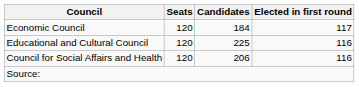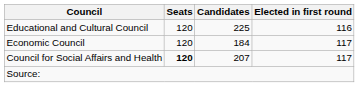rows swapped: (46, 27) <-> (77, 43)
(184, 58) normal -> (184, 58) bold
(242, 58) 206 -> (242, 58) 207
(344, 58) 116 -> (344, 58) 117
